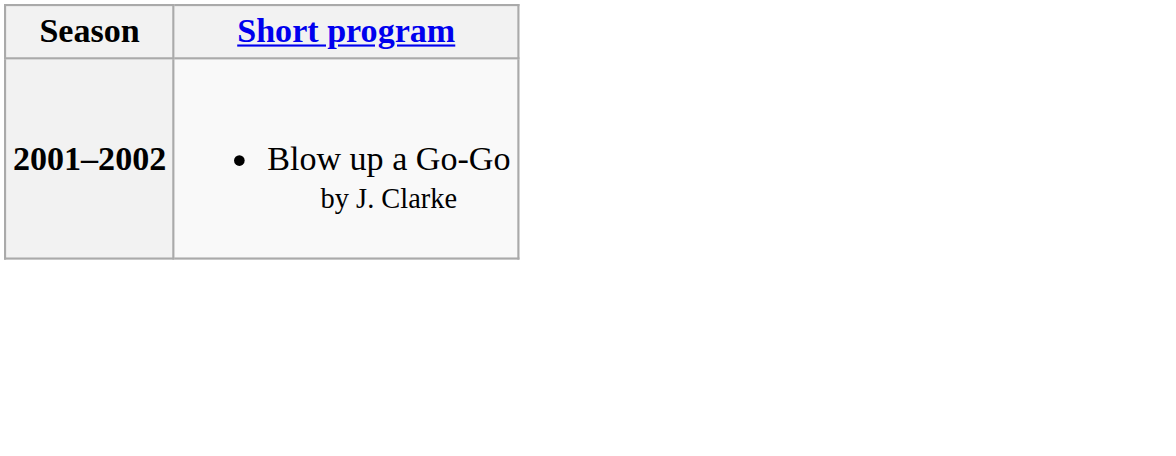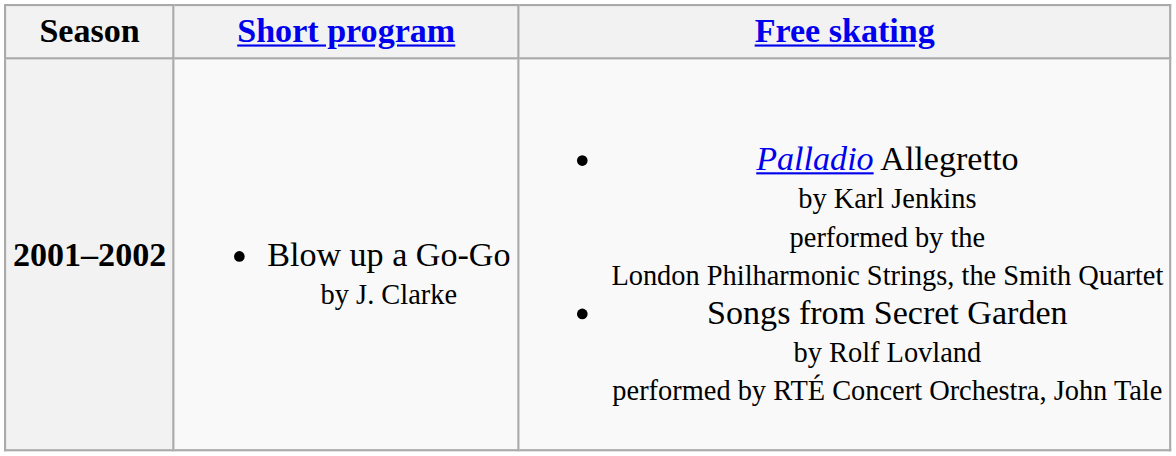+ column: (845, 31)
